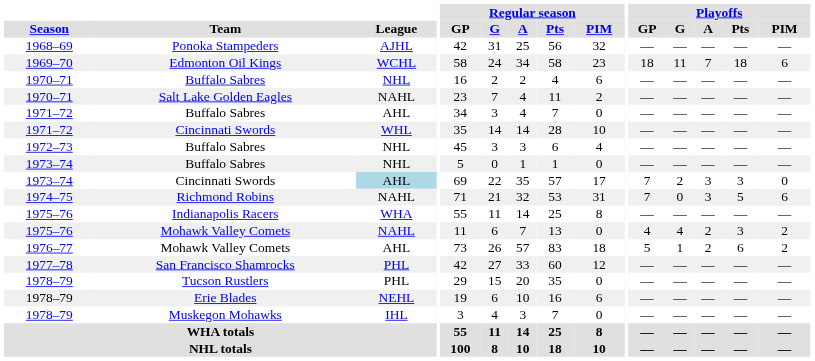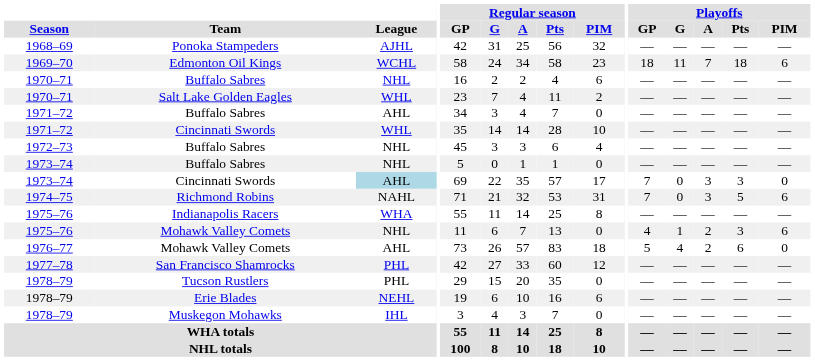(396, 96) NAHL -> (396, 96) WHL
(680, 180) 2 -> (680, 180) 0
(396, 230) NAHL -> (396, 230) NHL
(680, 230) 4 -> (680, 230) 1
(784, 230) 2 -> (784, 230) 6
(680, 247) 1 -> (680, 247) 4
(784, 247) 2 -> (784, 247) 0
